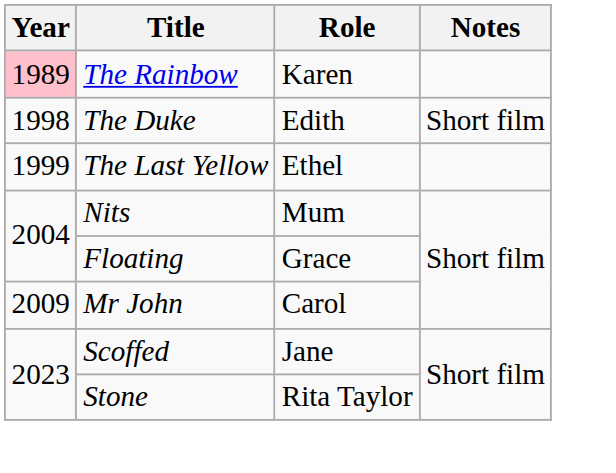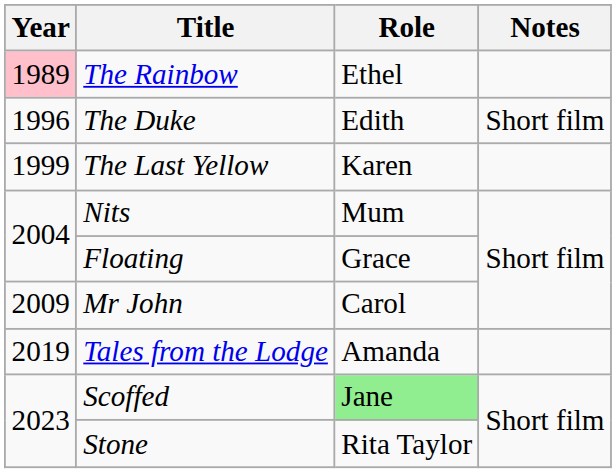(317, 73) Karen -> (372, 73) Ethel
(41, 119) 1998 -> (41, 119) 1996
(312, 166) Ethel -> (377, 166) Karen
+ row: (206, 350)
(308, 350) no background -> (367, 397) lightgreen background
